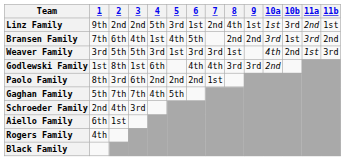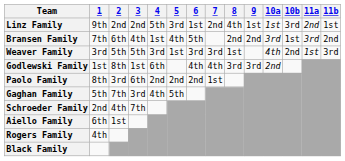(138, 94) 7th -> (138, 94) 3rd
(138, 108) 3rd -> (138, 108) 7th
